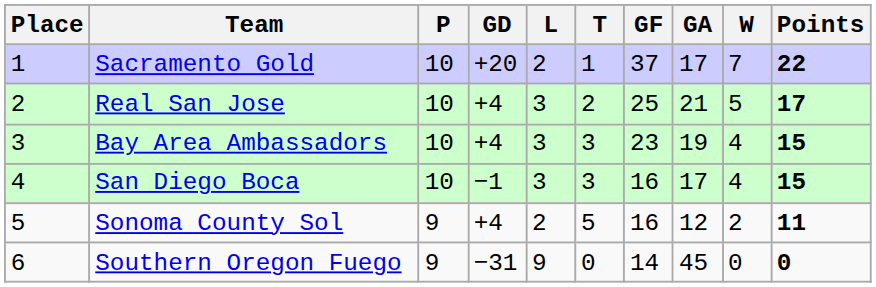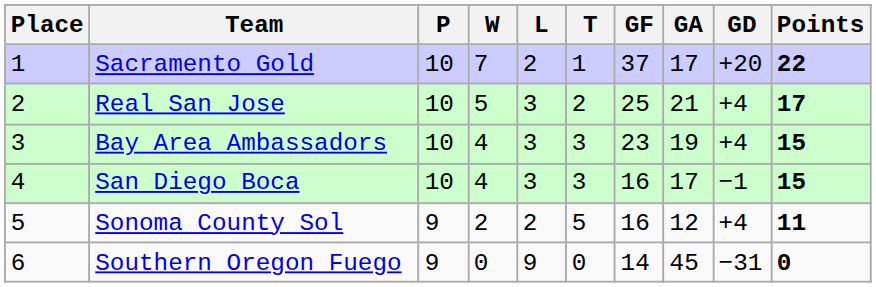columns swapped: (747, 25) <-> (497, 25)
